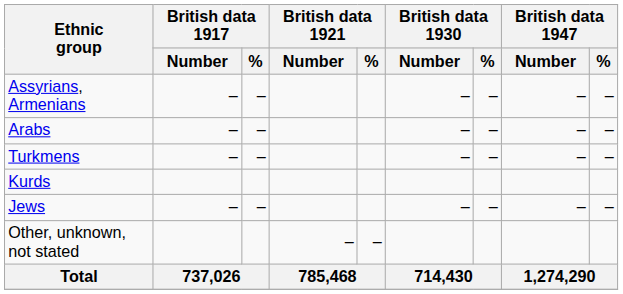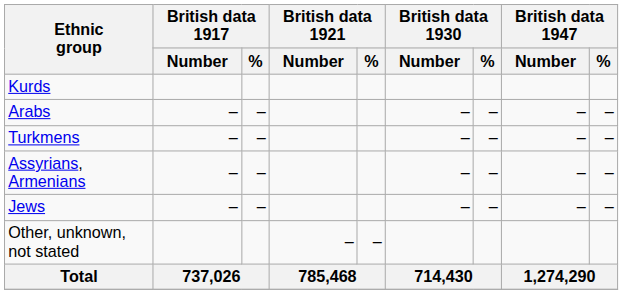rows swapped: (29, 181) <-> (47, 95)
